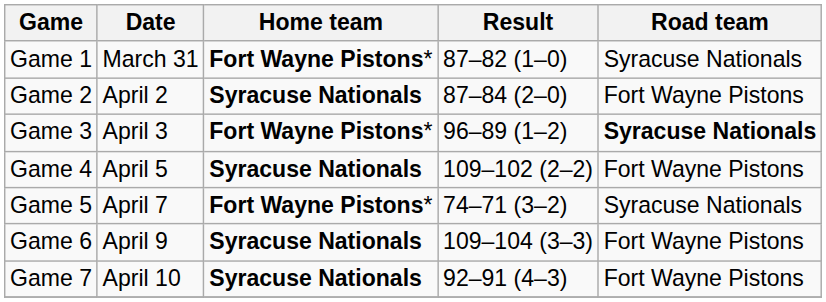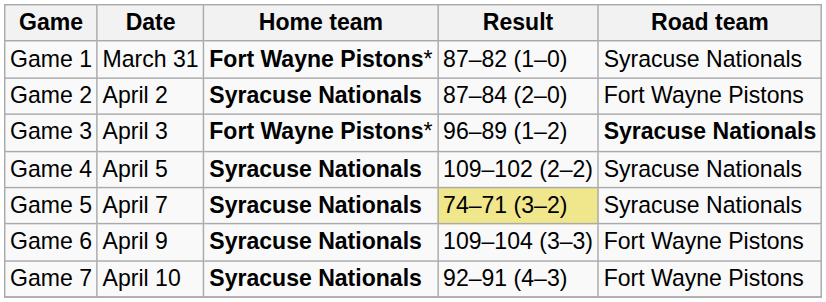(704, 168) Fort Wayne Pistons -> (703, 168) Syracuse Nationals
(321, 205) Fort Wayne Pistons* -> (316, 205) Syracuse Nationals
(505, 205) no background -> (505, 205) khaki background
